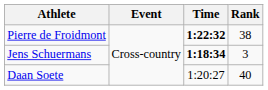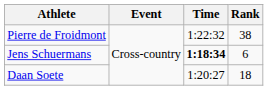(206, 35) bold -> (206, 35) normal
(245, 55) 3 -> (245, 55) 6
(245, 75) 40 -> (245, 75) 18
